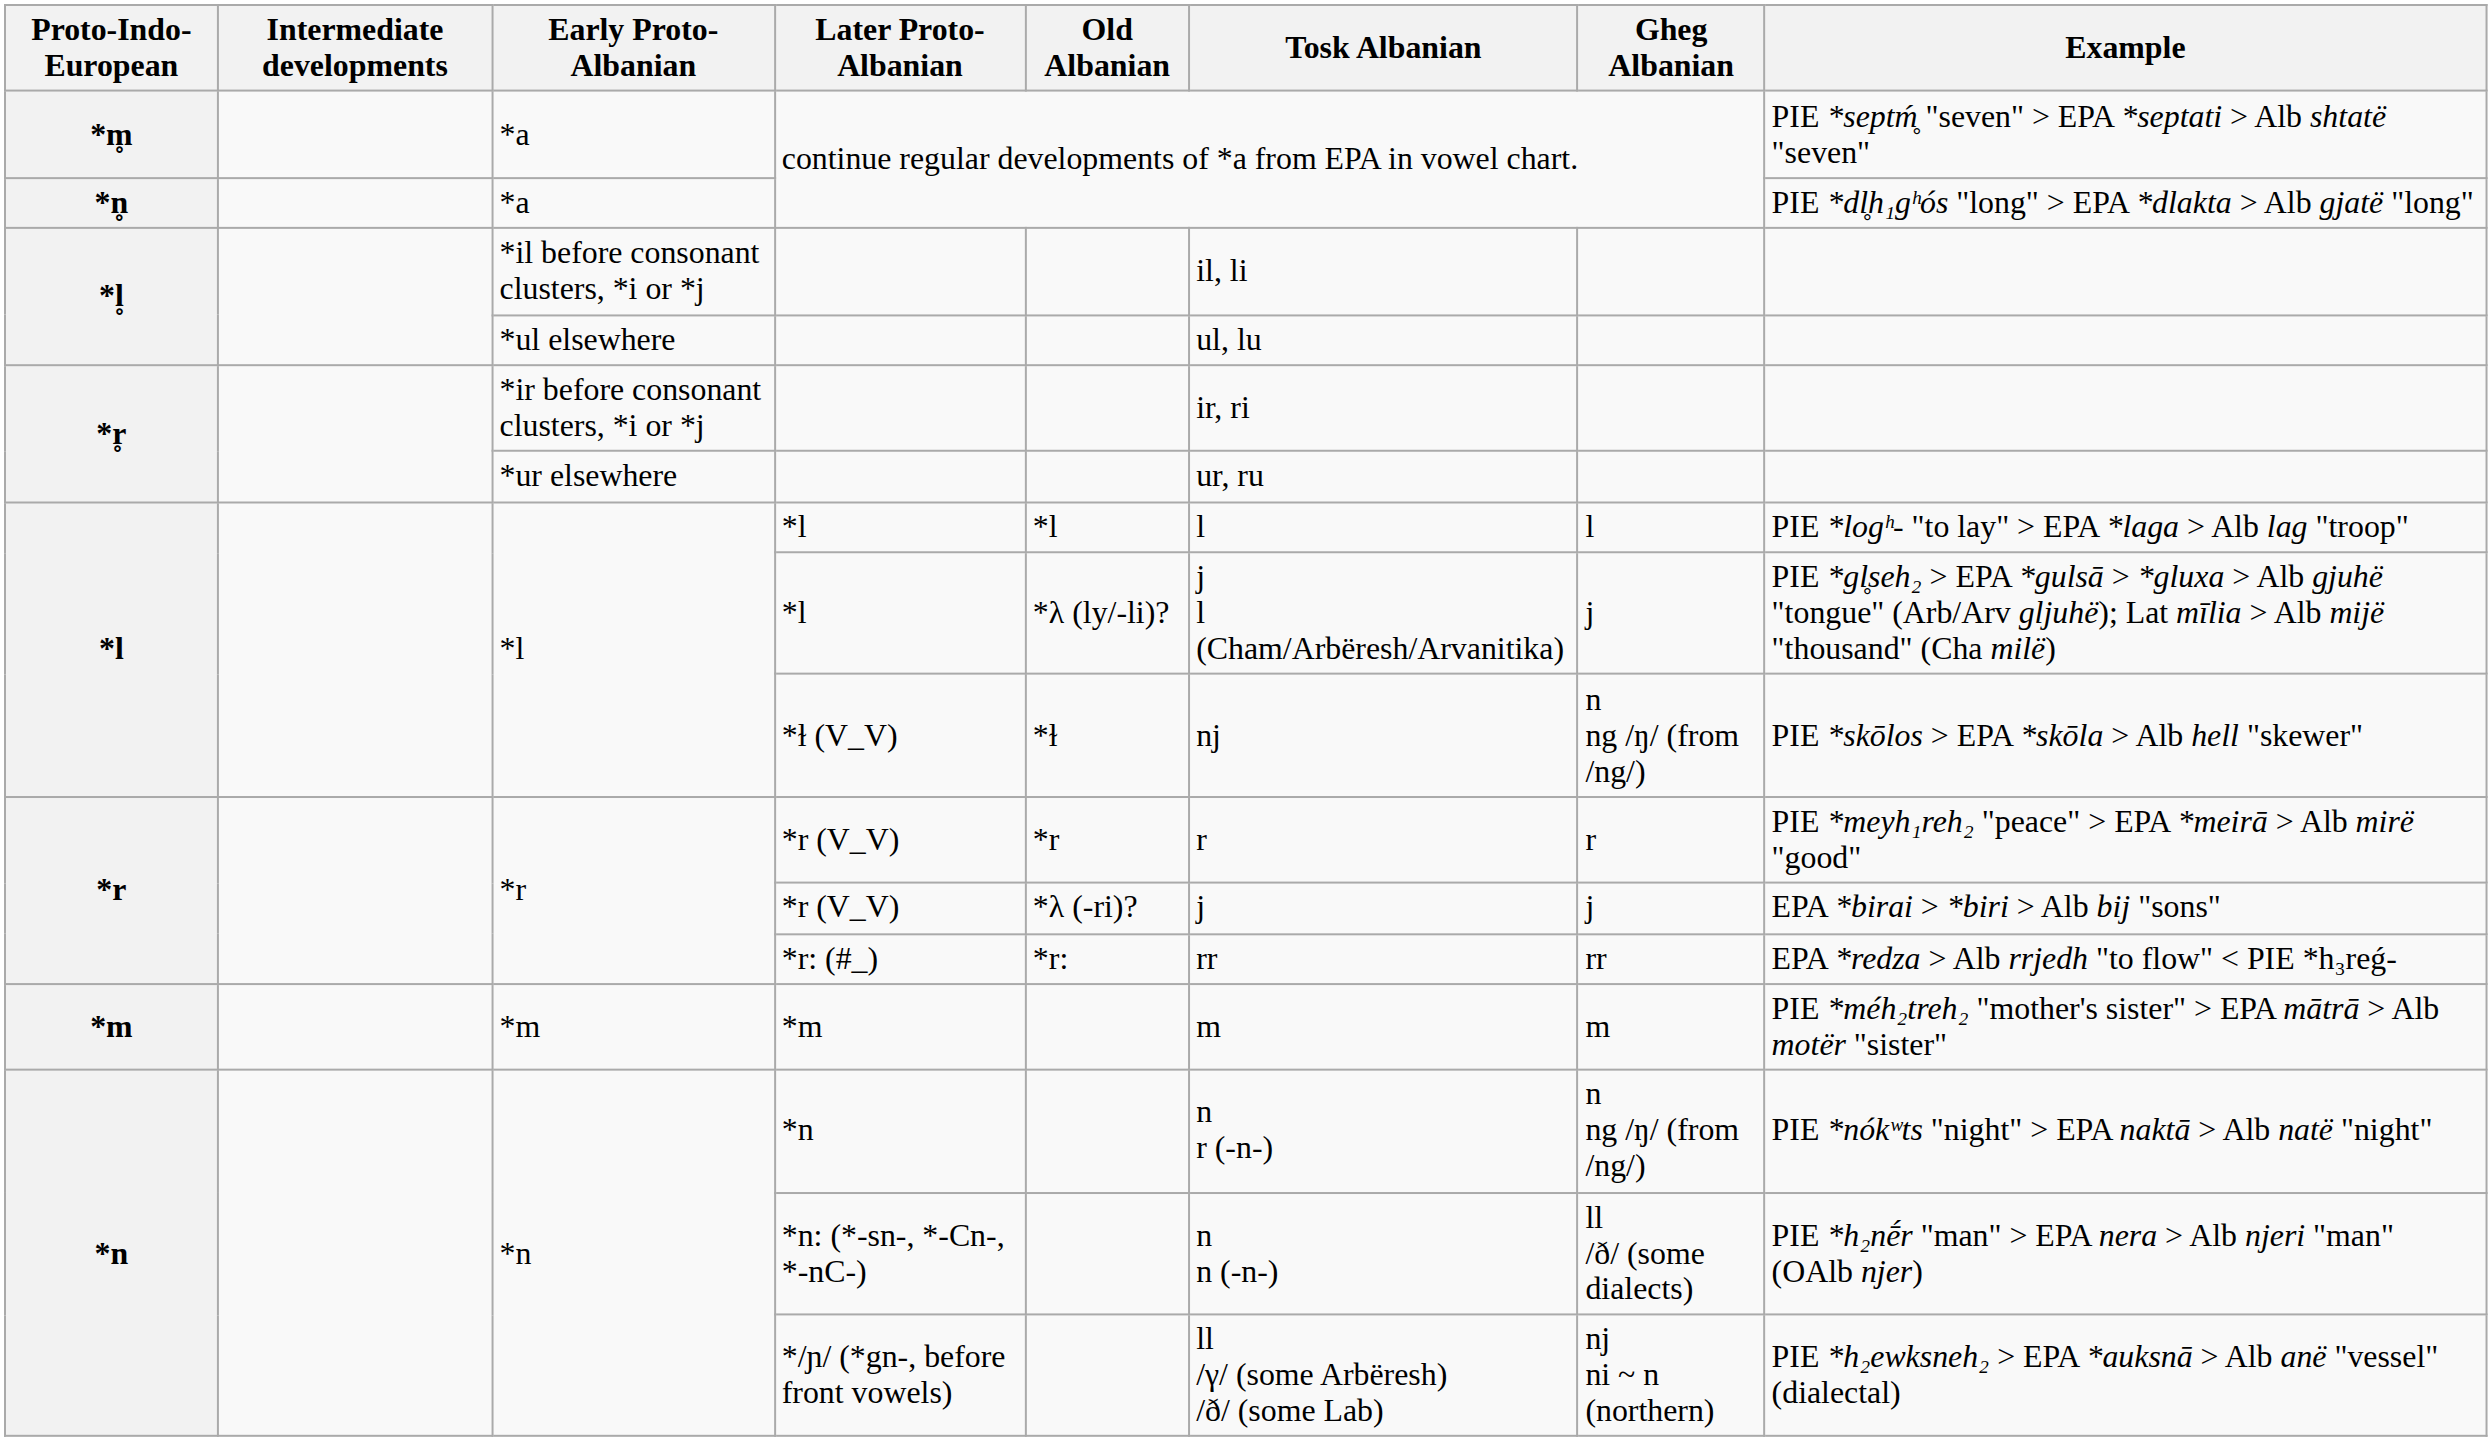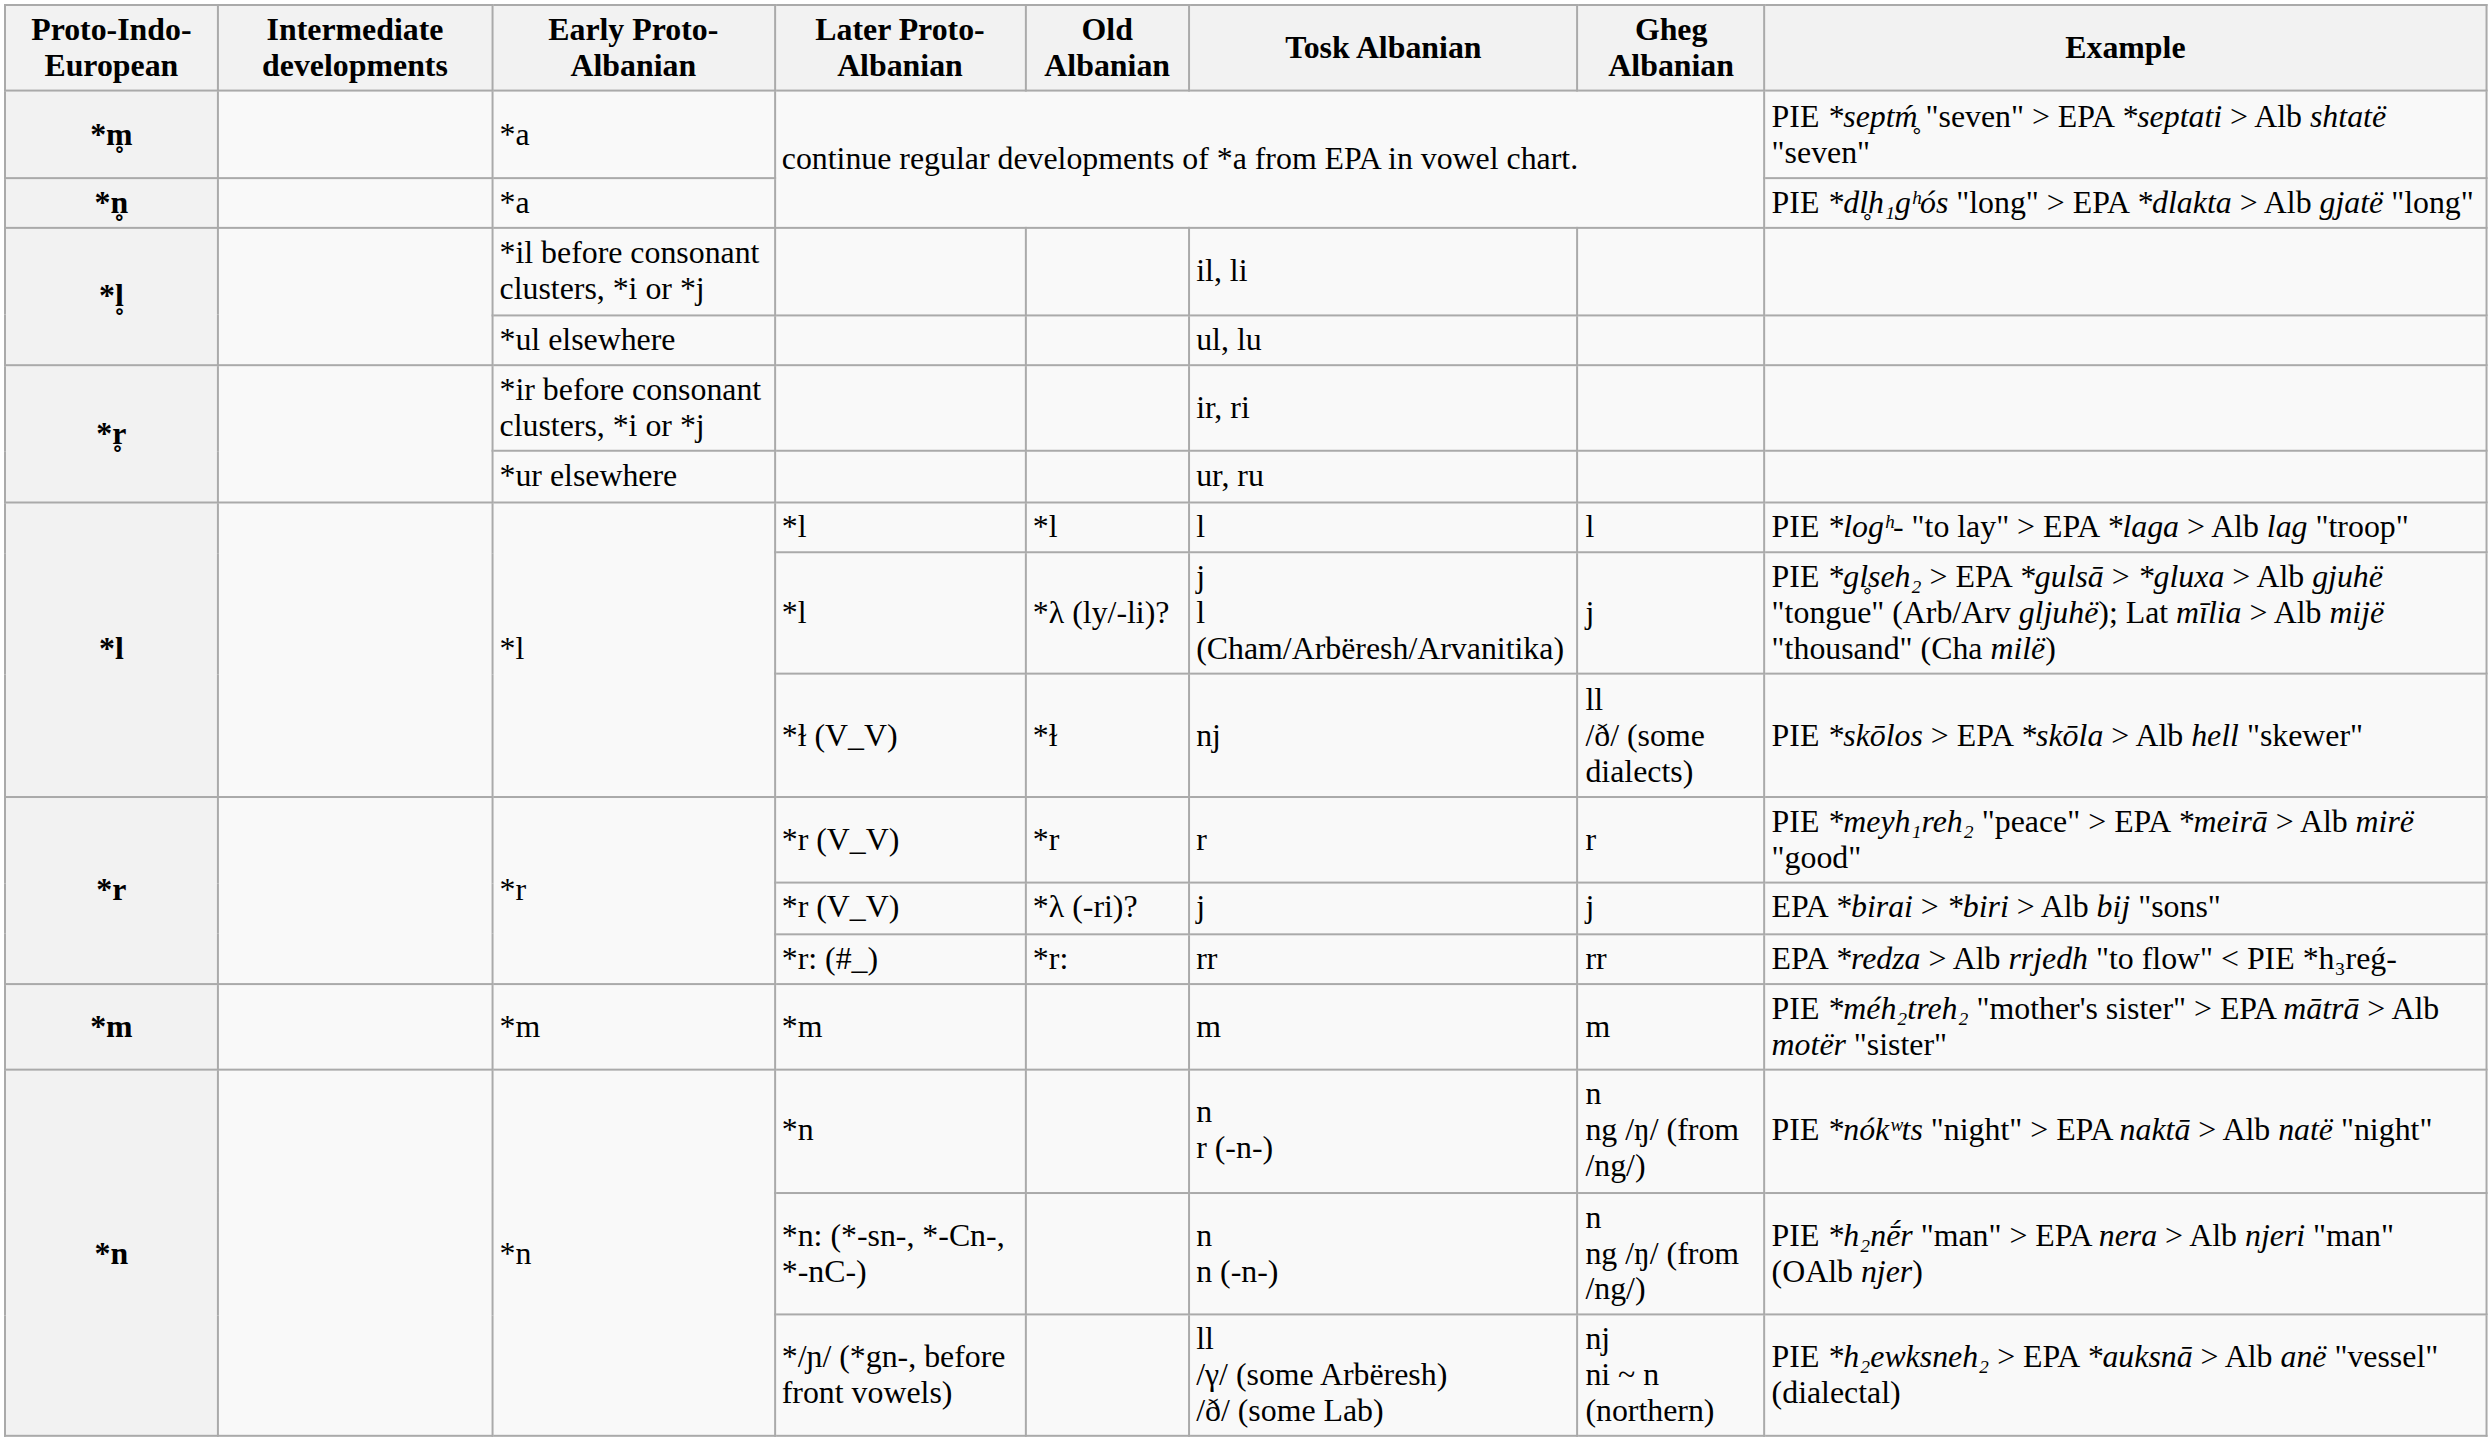(1662, 734) n ng /ŋ/ (from /ng/) -> (1645, 734) ll /ð/ (some dialects)
(1645, 1252) ll /ð/ (some dialects) -> (1662, 1252) n ng /ŋ/ (from /ng/)
